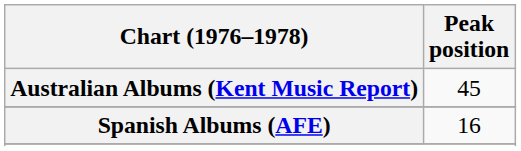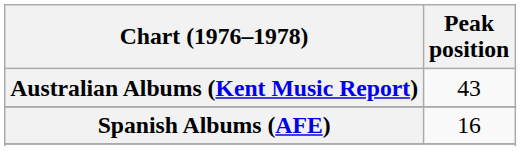(469, 87) 45 -> (469, 87) 43
